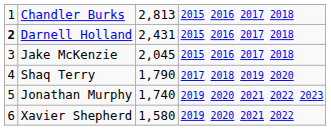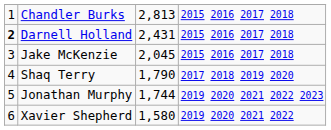(157, 95) 1,740 -> (157, 95) 1,744
